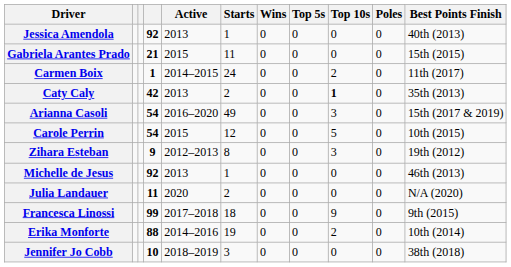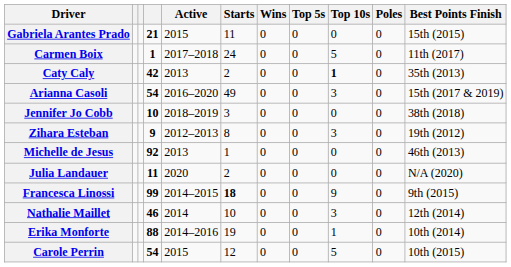- row: (68, 34)
(191, 73) 2014–2015 -> (191, 54) 2017–2018
(334, 73) 2 -> (334, 54) 5
rows swapped: (69, 252) <-> (69, 133)
(191, 212) 2017–2018 -> (191, 192) 2014–2015
(230, 212) normal -> (230, 192) bold
+ row: (68, 212)
(334, 232) 2 -> (334, 232) 1
